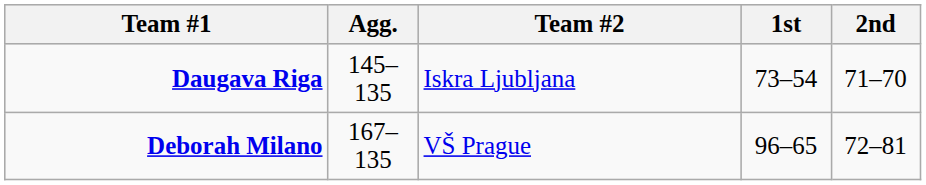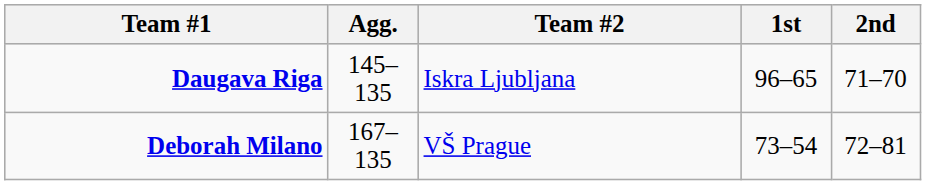(786, 77) 73–54 -> (786, 77) 96–65
(786, 145) 96–65 -> (786, 145) 73–54
